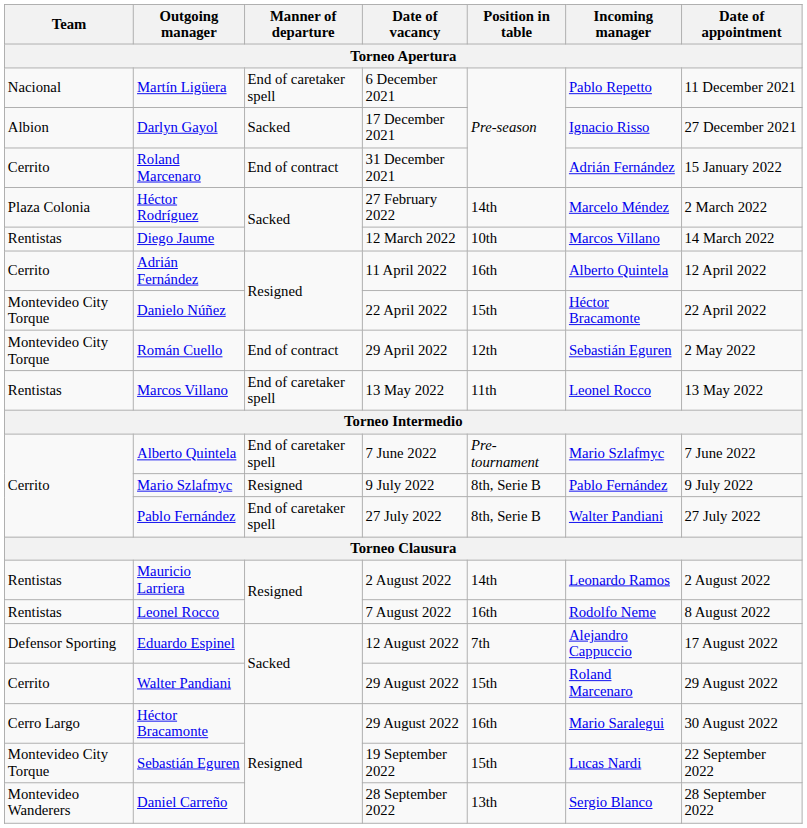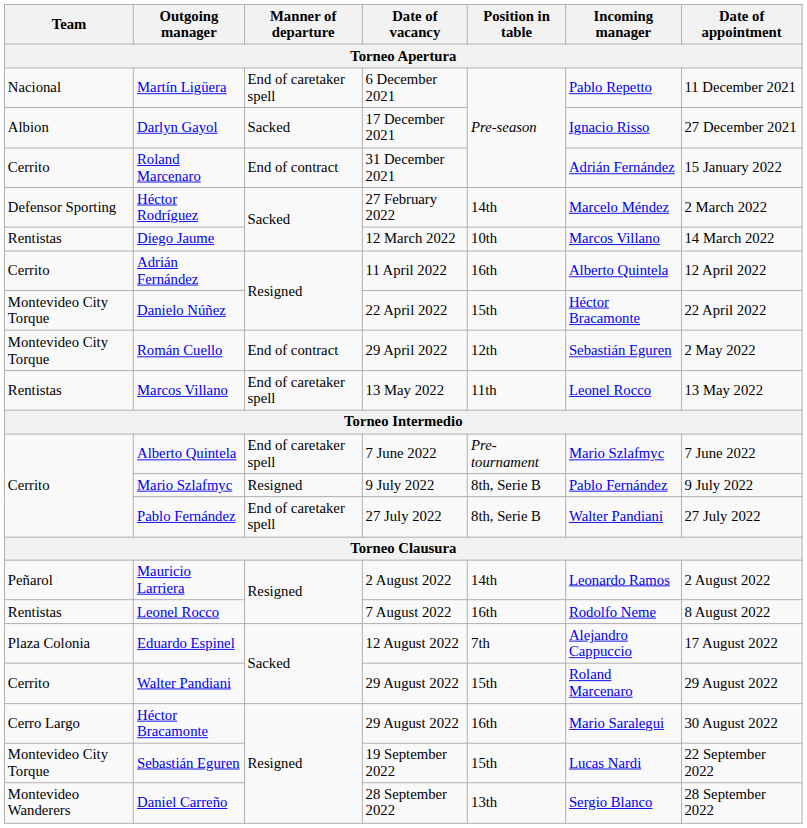(49, 207) Plaza Colonia -> (62, 207) Defensor Sporting
(35, 580) Rentistas -> (30, 580) Peñarol
(62, 643) Defensor Sporting -> (49, 643) Plaza Colonia
